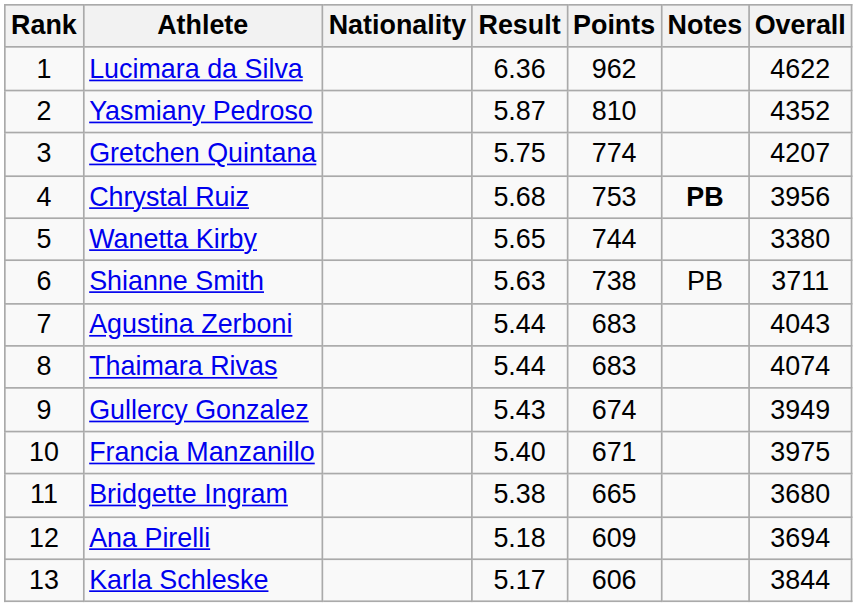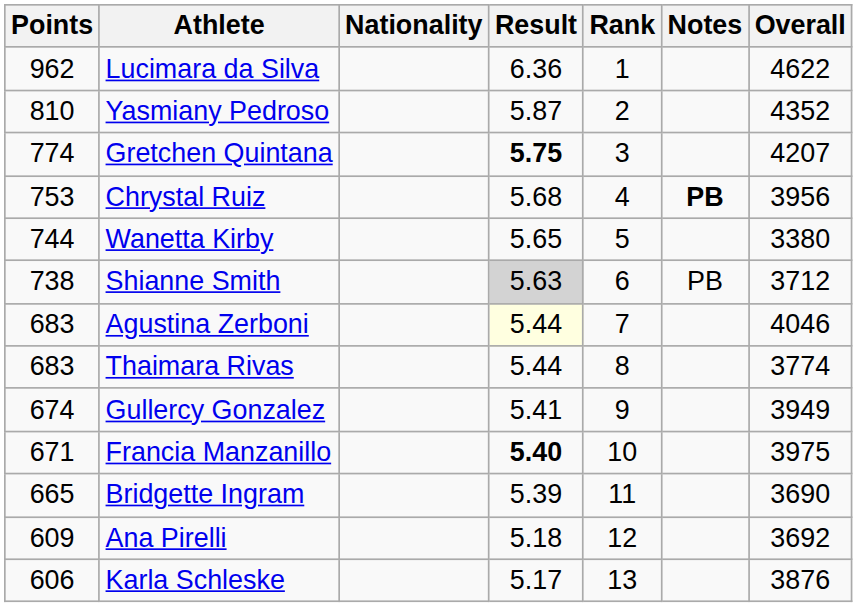columns swapped: (44, 25) <-> (614, 25)
(520, 153) normal -> (536, 153) bold
(520, 281) no background -> (536, 281) lightgrey background
(800, 281) 3711 -> (800, 281) 3712
(520, 324) no background -> (536, 324) lightyellow background
(800, 324) 4043 -> (800, 324) 4046
(800, 366) 4074 -> (800, 366) 3774
(520, 409) 5.43 -> (536, 409) 5.41
(520, 452) normal -> (536, 452) bold
(520, 494) 5.38 -> (536, 494) 5.39
(800, 494) 3680 -> (800, 494) 3690
(800, 537) 3694 -> (800, 537) 3692
(800, 580) 3844 -> (800, 580) 3876
